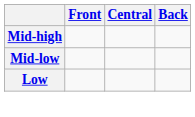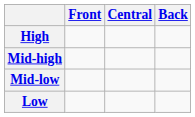+ row: (35, 36)
